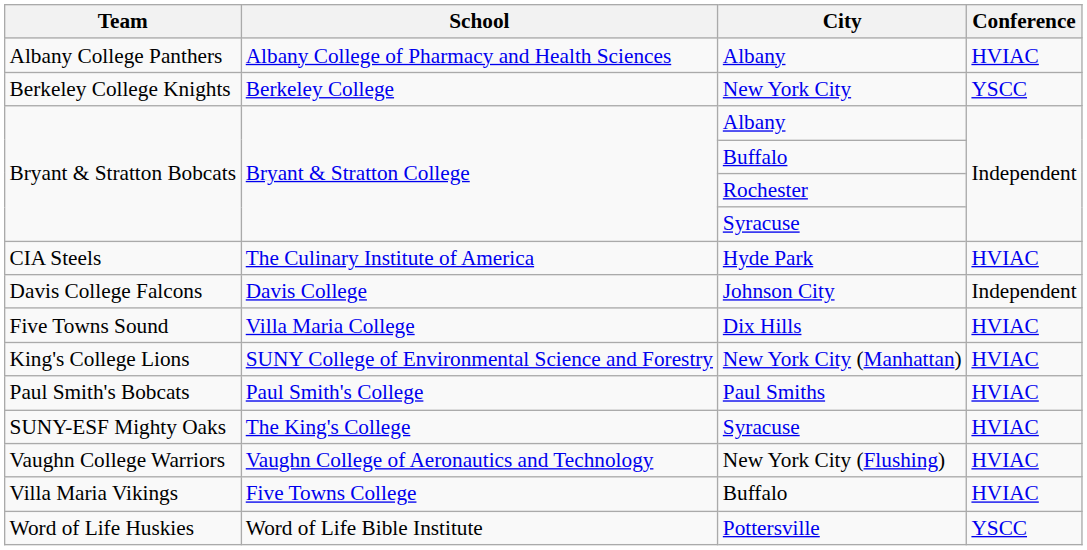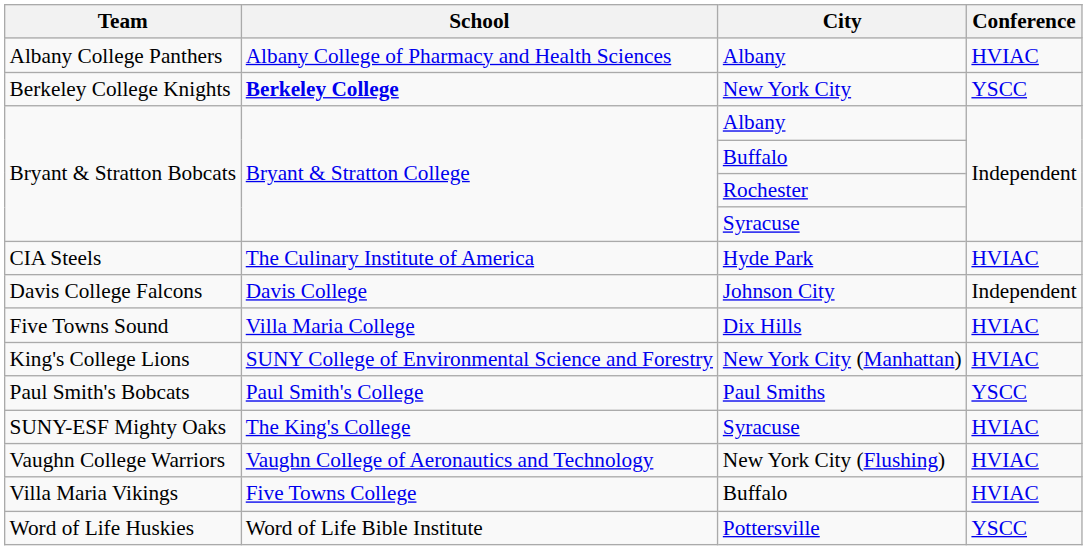(320, 88) normal -> (322, 88) bold
(1005, 392) HVIAC -> (999, 392) YSCC
